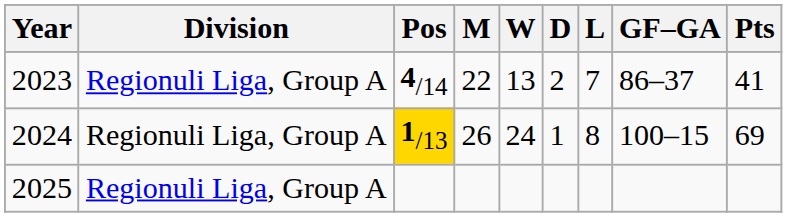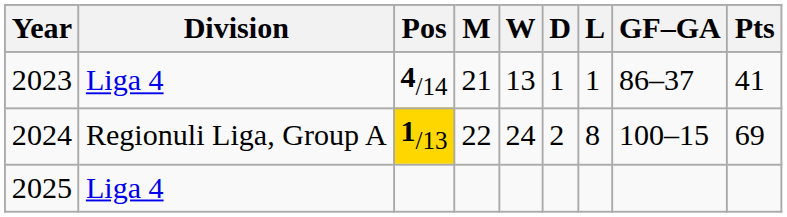(236, 79) Regionuli Liga, Group A -> (125, 79) Liga 4
(477, 79) 22 -> (476, 79) 21
(557, 79) 2 -> (557, 79) 1
(592, 79) 7 -> (592, 79) 1
(477, 135) 26 -> (476, 135) 22
(557, 135) 1 -> (557, 135) 2
(236, 187) Regionuli Liga, Group A -> (125, 187) Liga 4
